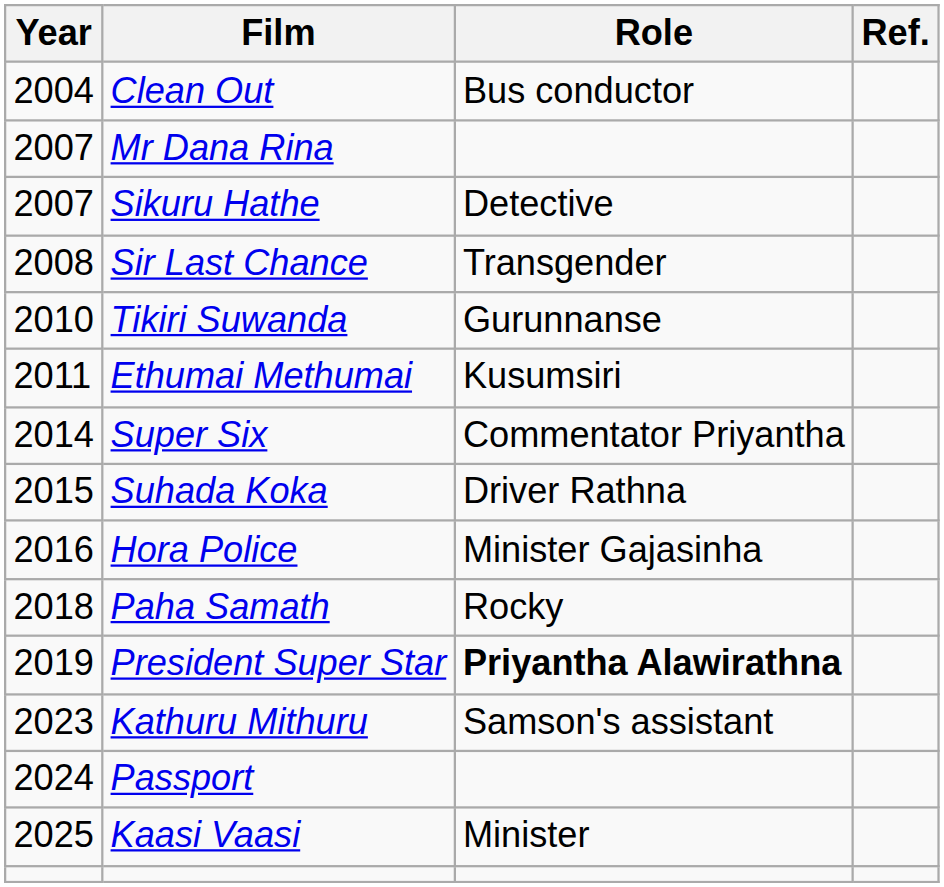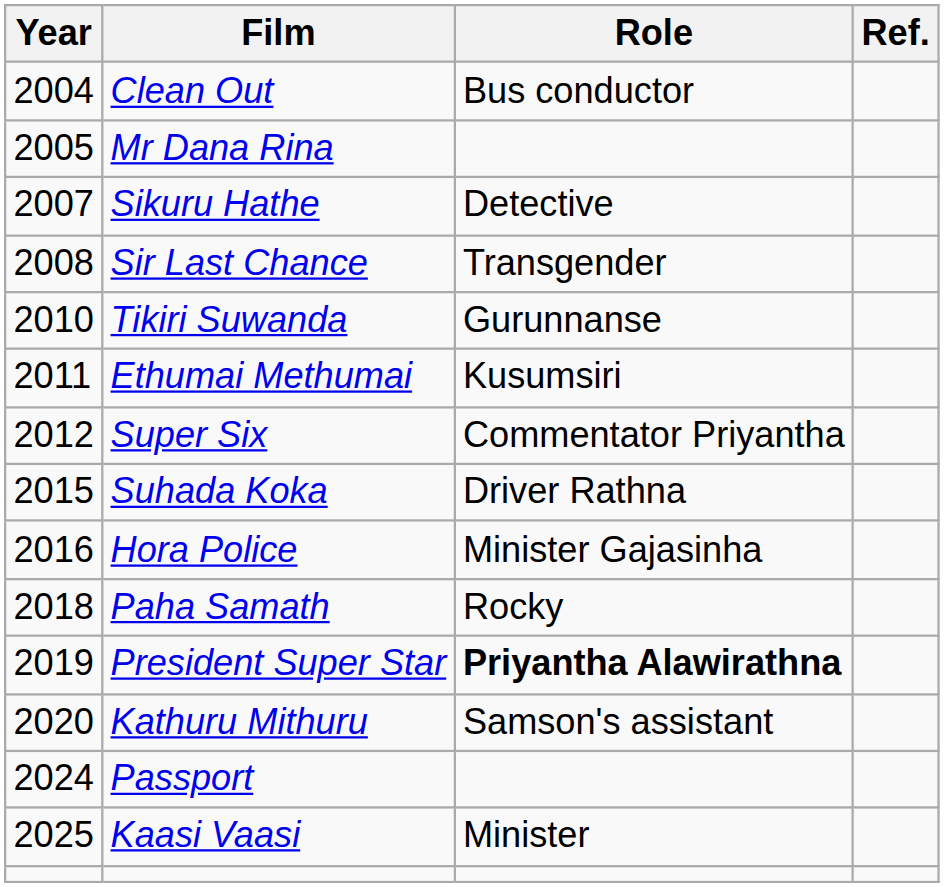(54, 147) 2007 -> (54, 147) 2005
(54, 434) 2014 -> (54, 434) 2012
(54, 721) 2023 -> (54, 721) 2020
